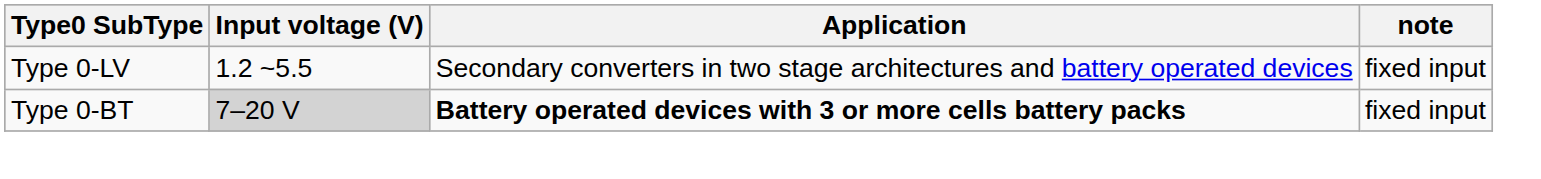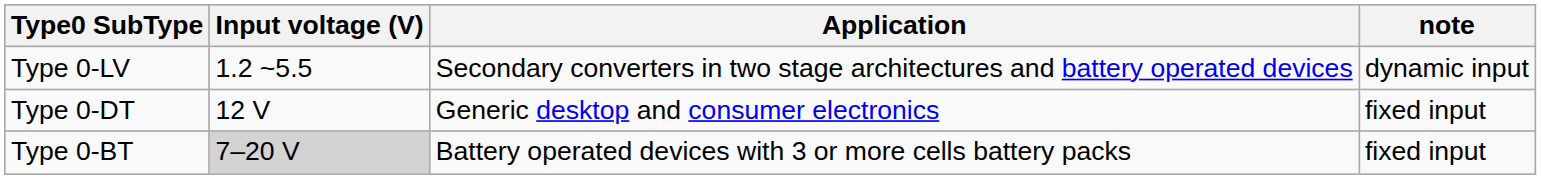(1425, 67) fixed input -> (1447, 67) dynamic input
+ row: (73, 109)
(811, 109) bold -> (783, 151) normal
